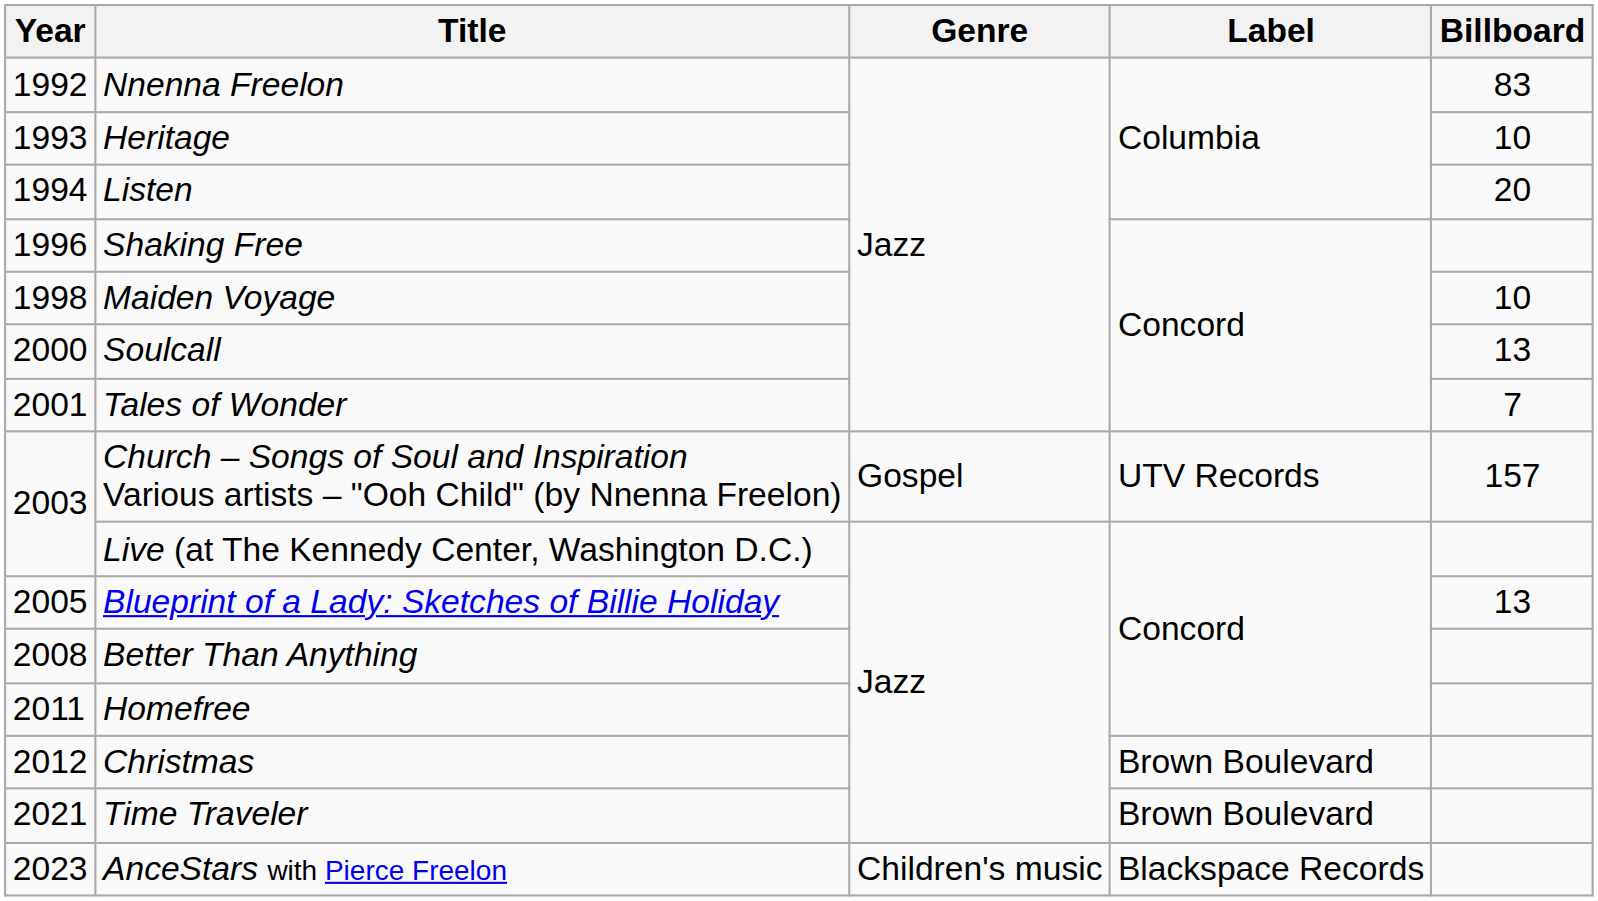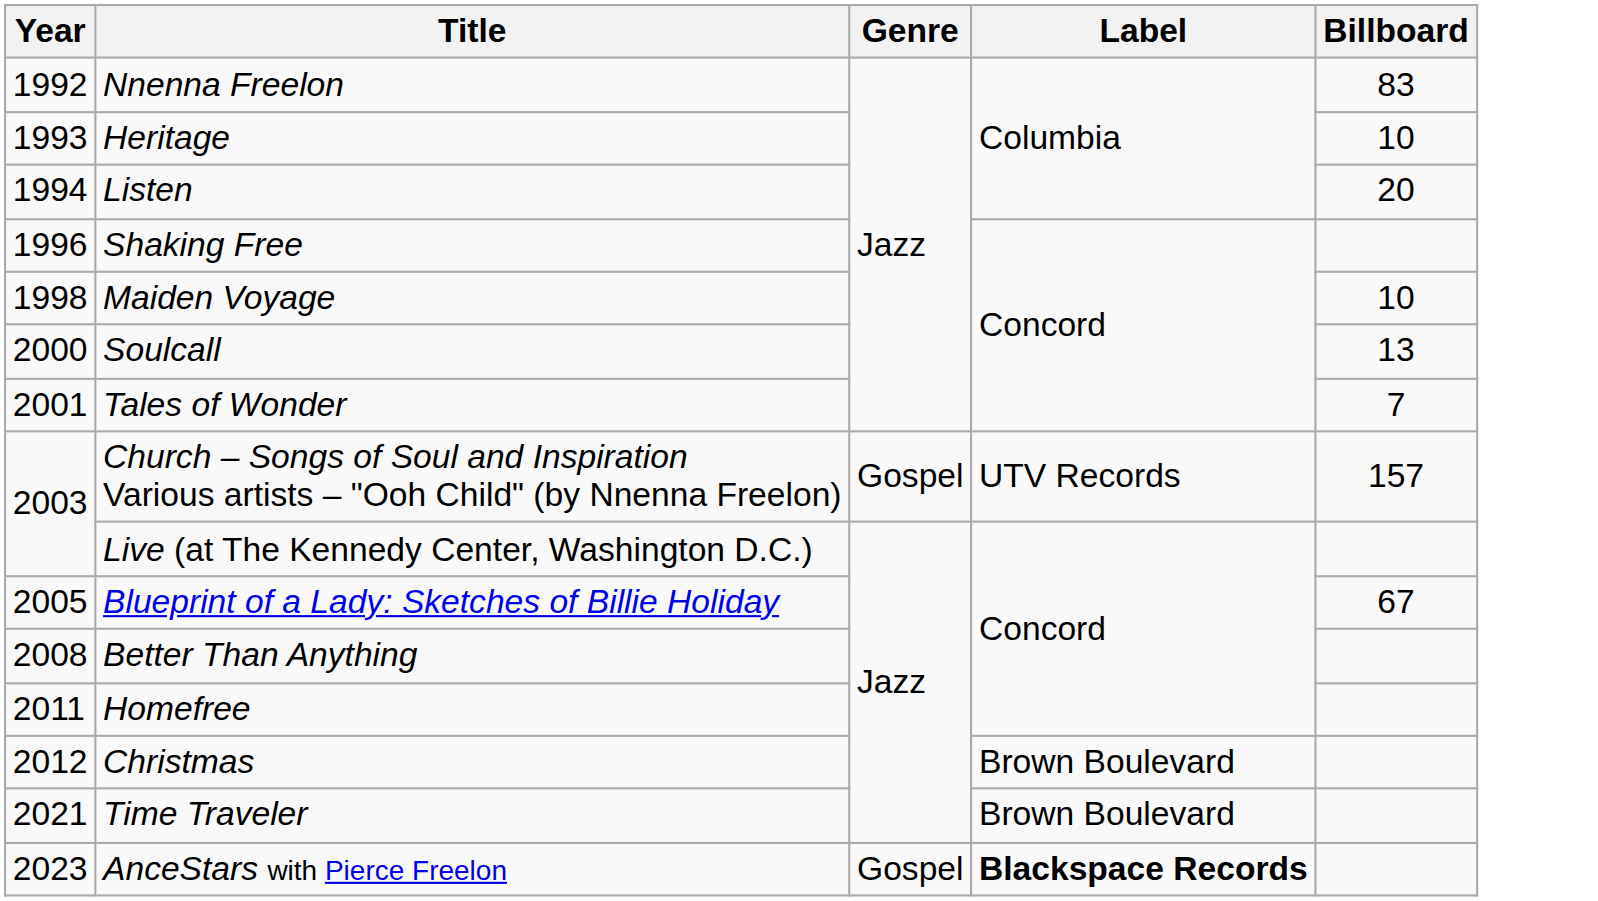(1513, 601) 13 -> (1396, 601) 67
(980, 868) Children's music -> (910, 868) Gospel
(1271, 868) normal -> (1143, 868) bold
